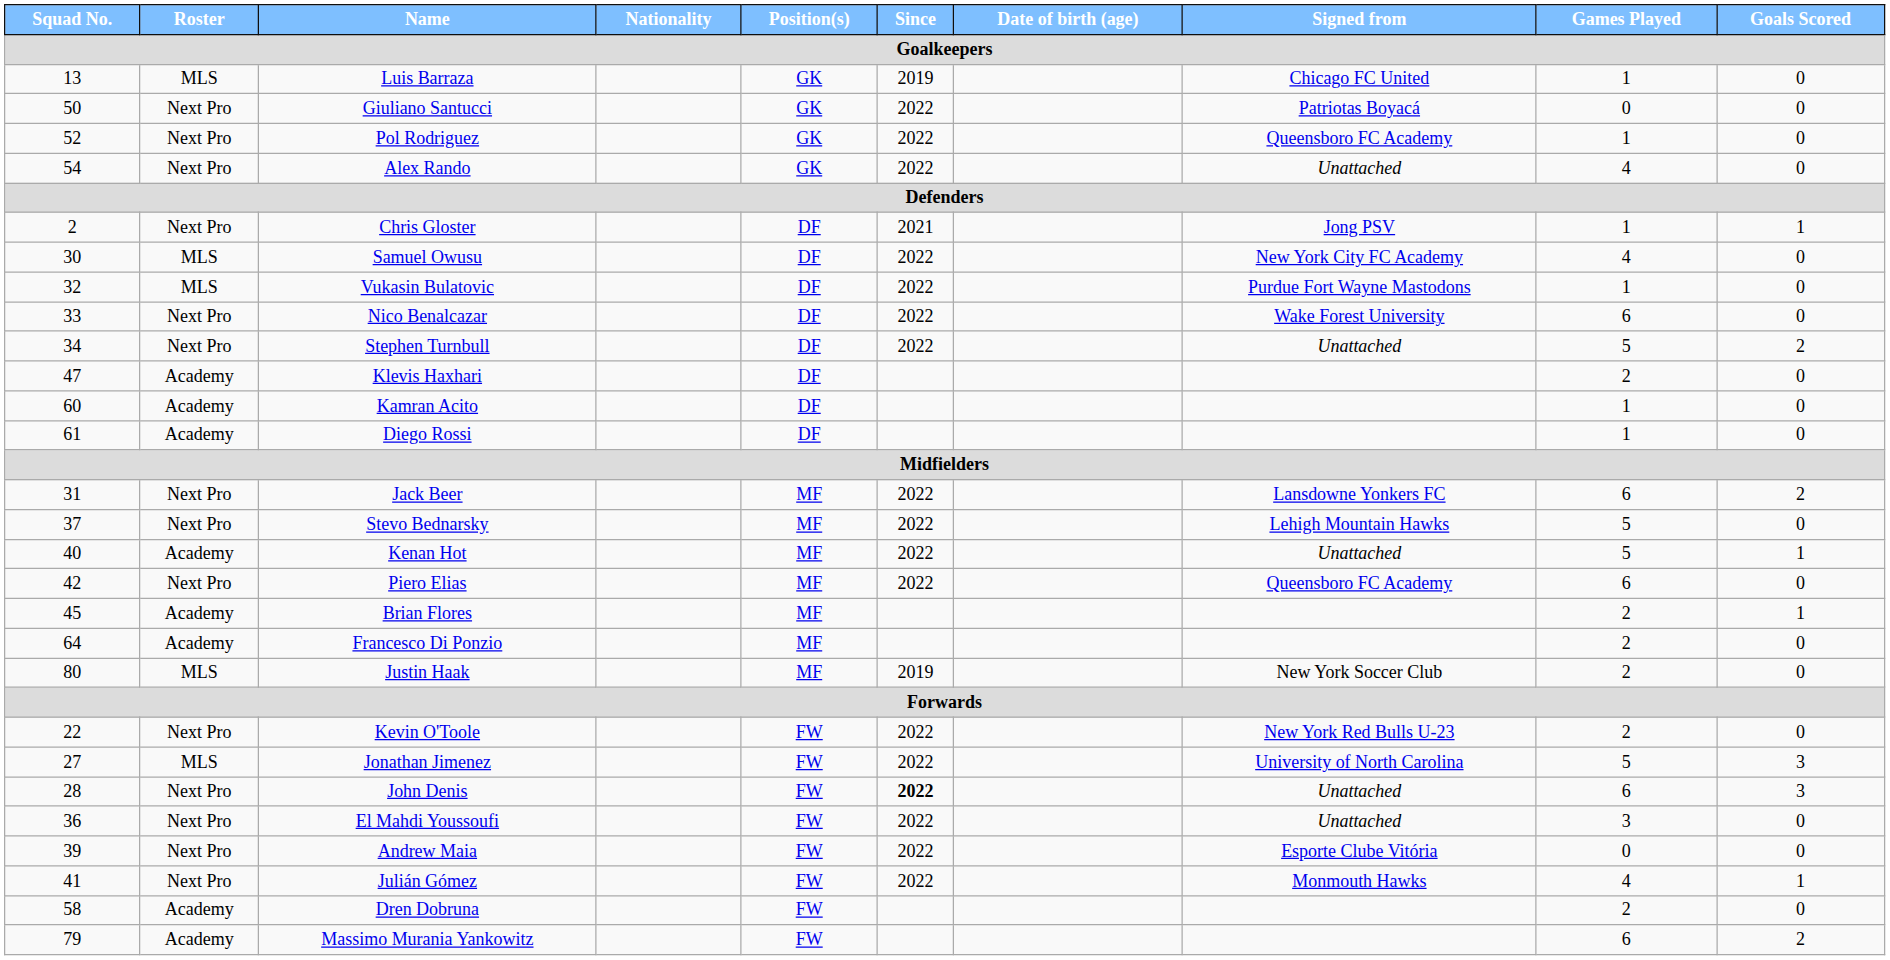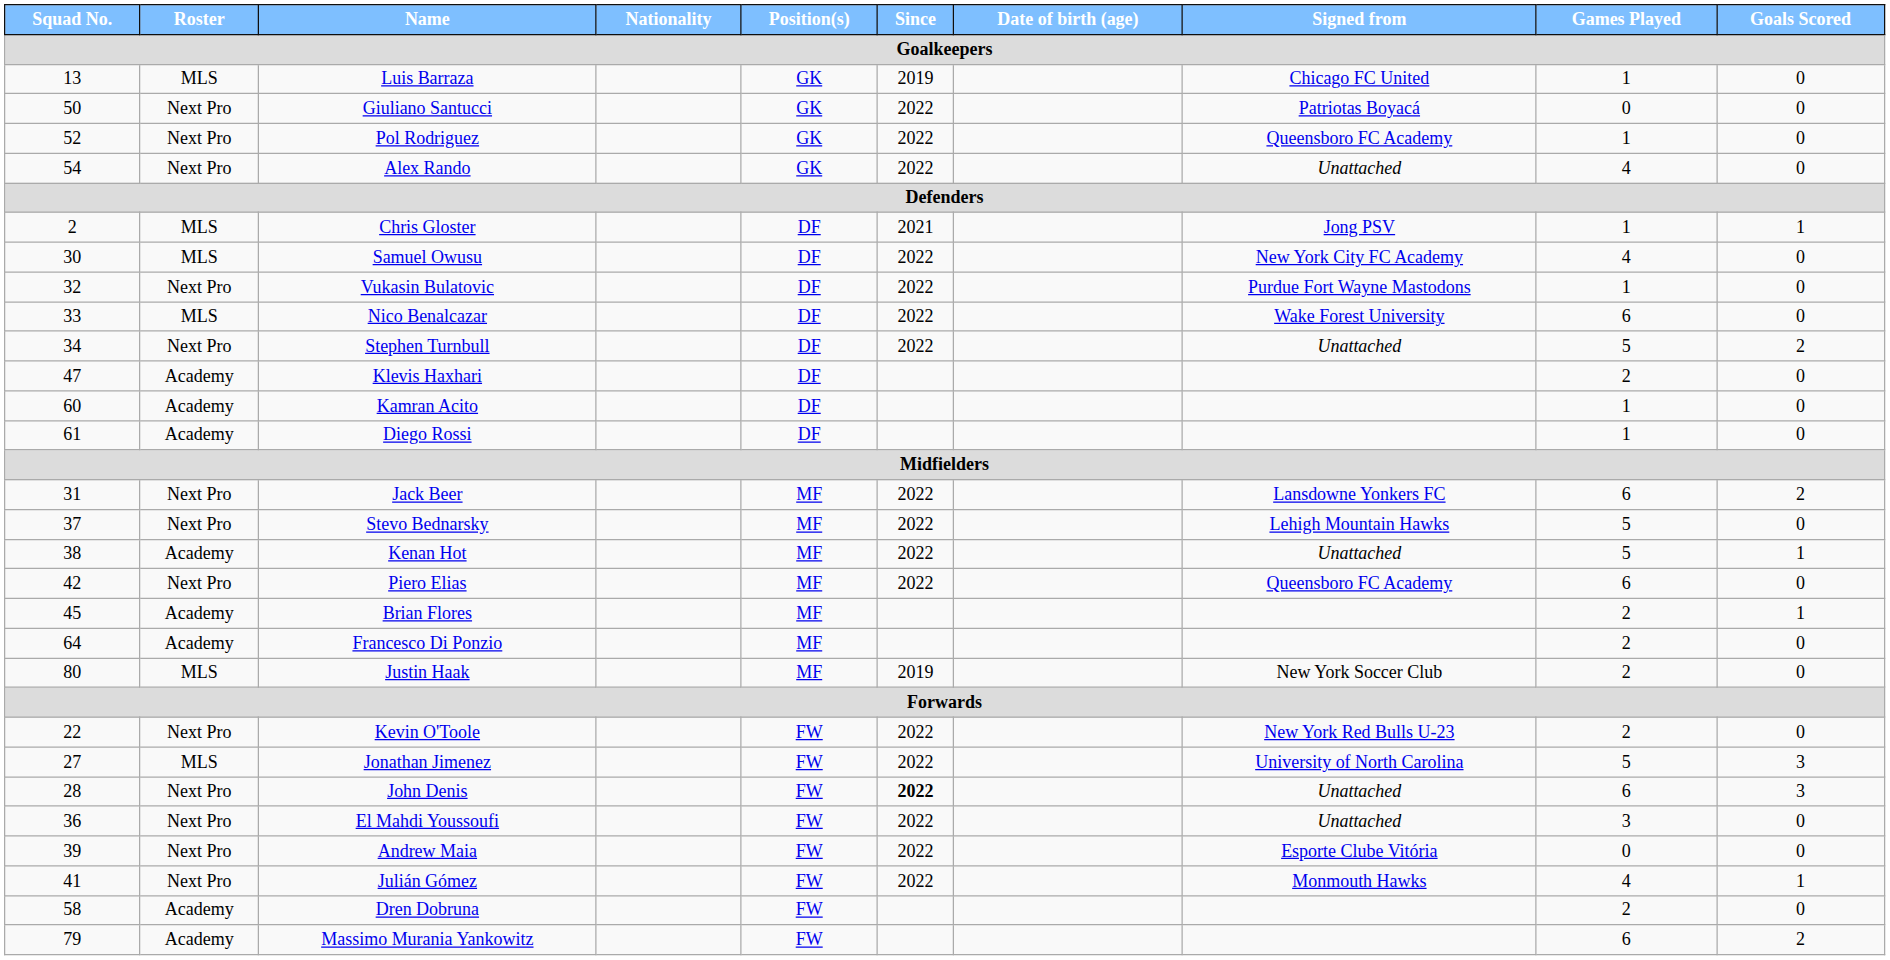(199, 227) Next Pro -> (199, 227) MLS
(199, 286) MLS -> (199, 286) Next Pro
(199, 316) Next Pro -> (199, 316) MLS
(72, 554) 40 -> (72, 554) 38
